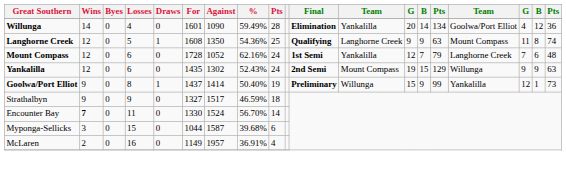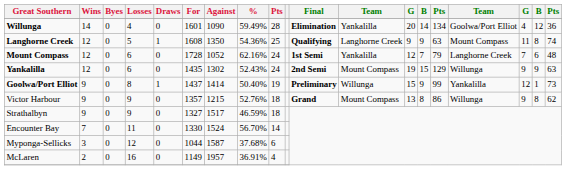+ row: (33, 98)
(84, 113) bold -> (84, 128) normal
(131, 128) 15 -> (131, 142) 12
(253, 128) 39.68% -> (253, 142) 37.68%
